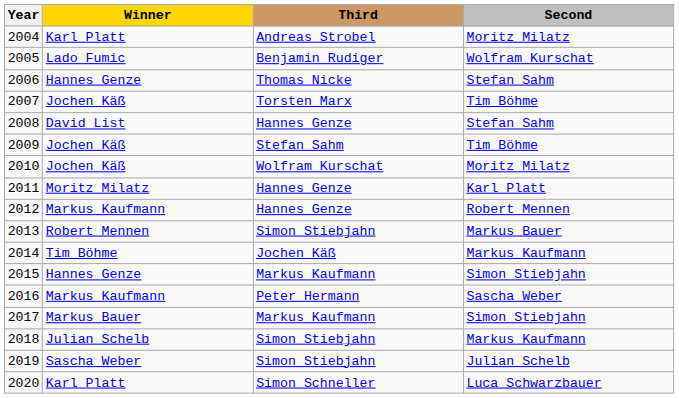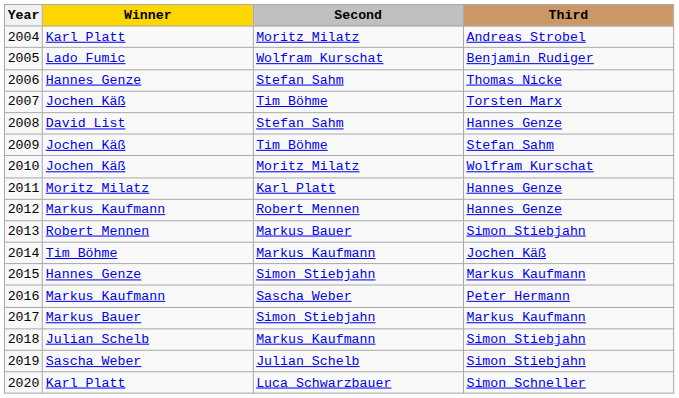columns swapped: (568, 15) <-> (358, 15)
